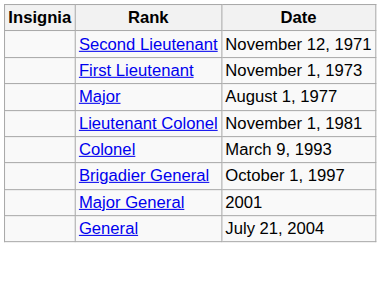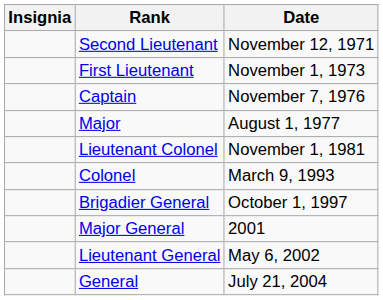+ row: (108, 96)
+ row: (150, 255)
